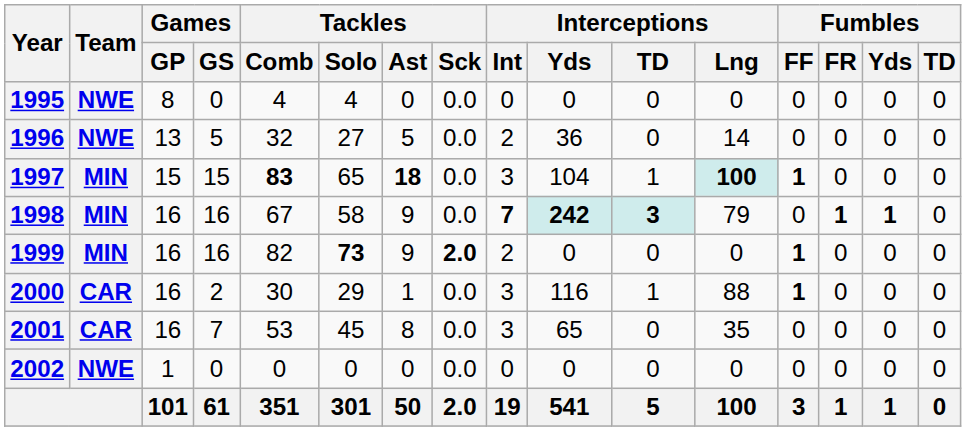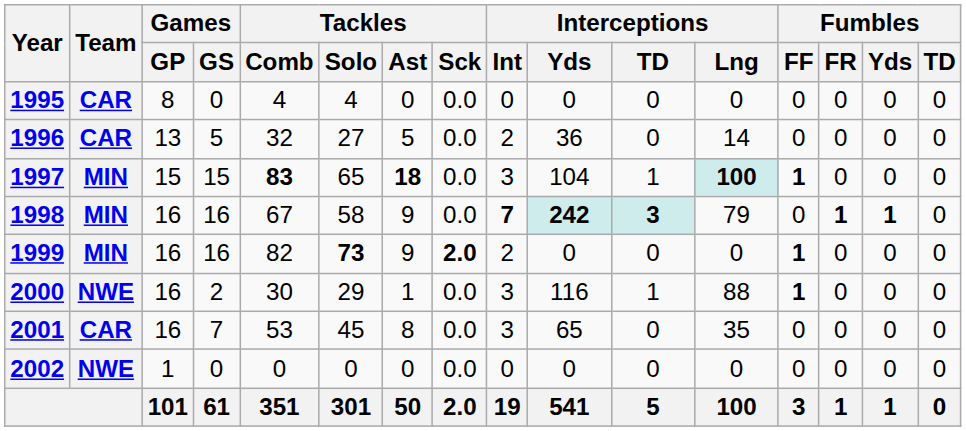(106, 100) NWE -> (106, 100) CAR
(106, 138) NWE -> (106, 138) CAR
(106, 291) CAR -> (106, 291) NWE
